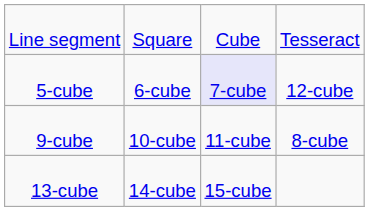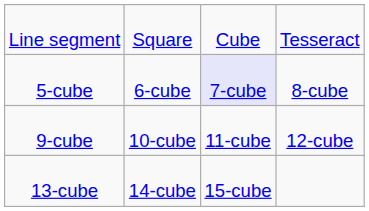(320, 90) 12-cube -> (320, 90) 8-cube
(320, 140) 8-cube -> (320, 140) 12-cube
